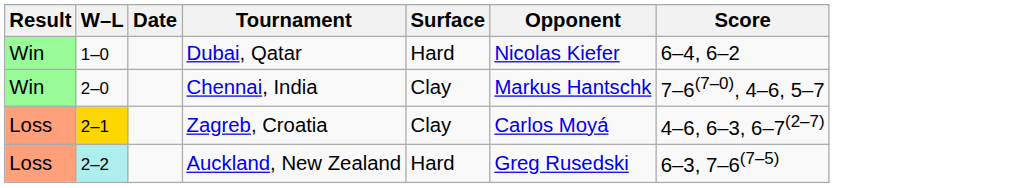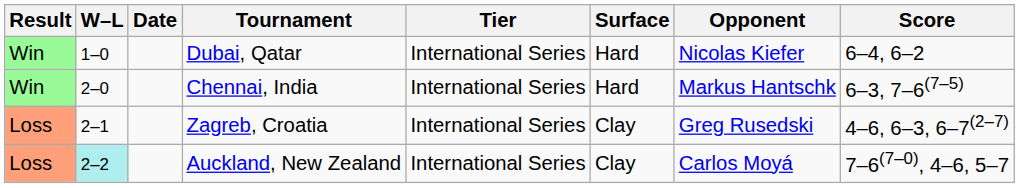+ column: (498, 20)
(431, 87) Clay -> (617, 87) Hard
(743, 87) 7–6(7–0), 4–6, 5–7 -> (904, 87) 6–3, 7–6(7–5)
(95, 126) gold background -> (95, 126) no background
(551, 125) Carlos Moyá -> (746, 125) Greg Rusedski
(433, 163) Hard -> (615, 163) Clay
(562, 163) Greg Rusedski -> (736, 163) Carlos Moyá
(720, 163) 6–3, 7–6(7–5) -> (927, 163) 7–6(7–0), 4–6, 5–7
